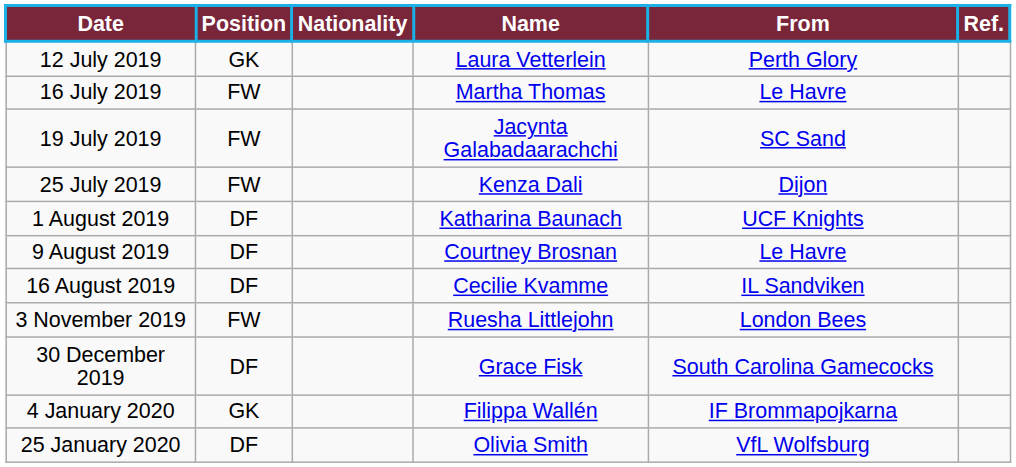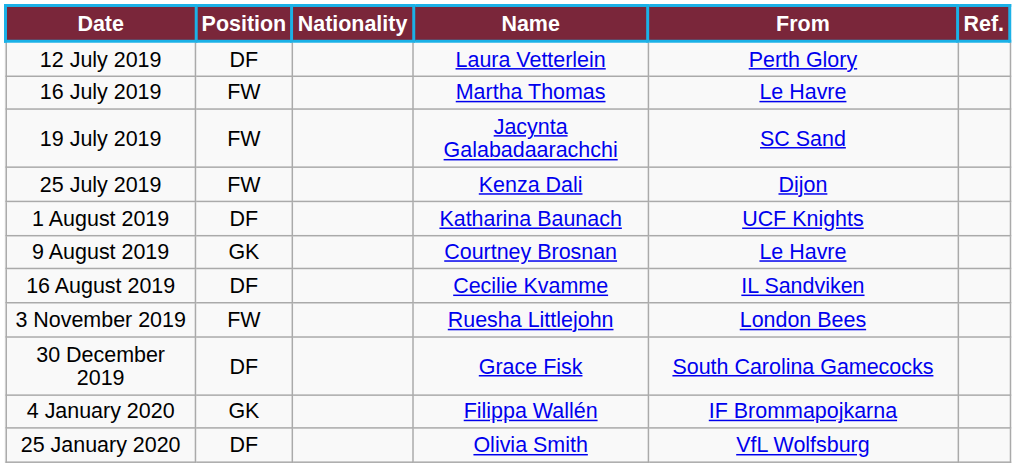(244, 59) GK -> (244, 59) DF
(244, 252) DF -> (244, 252) GK
